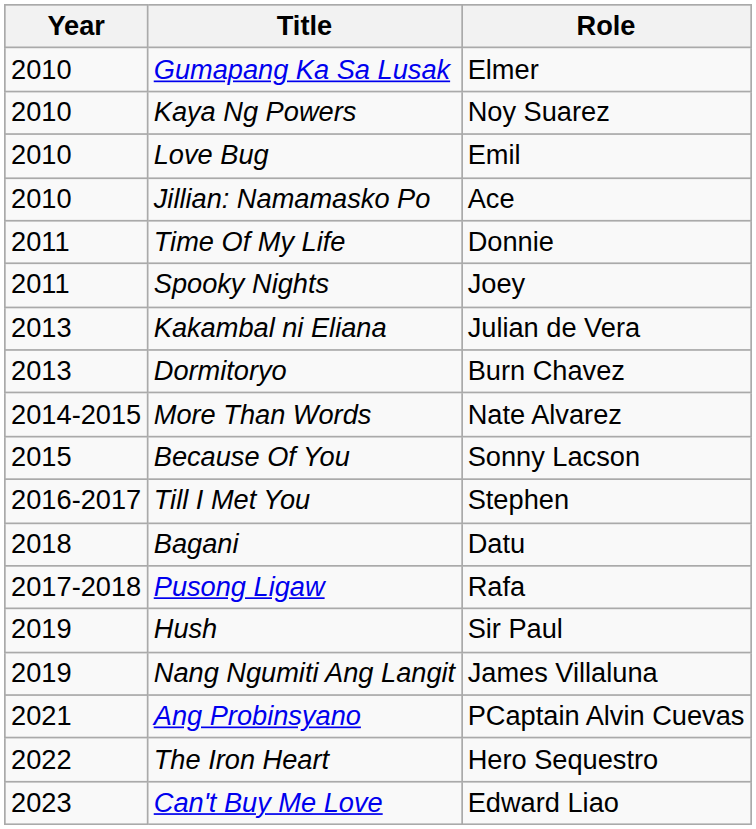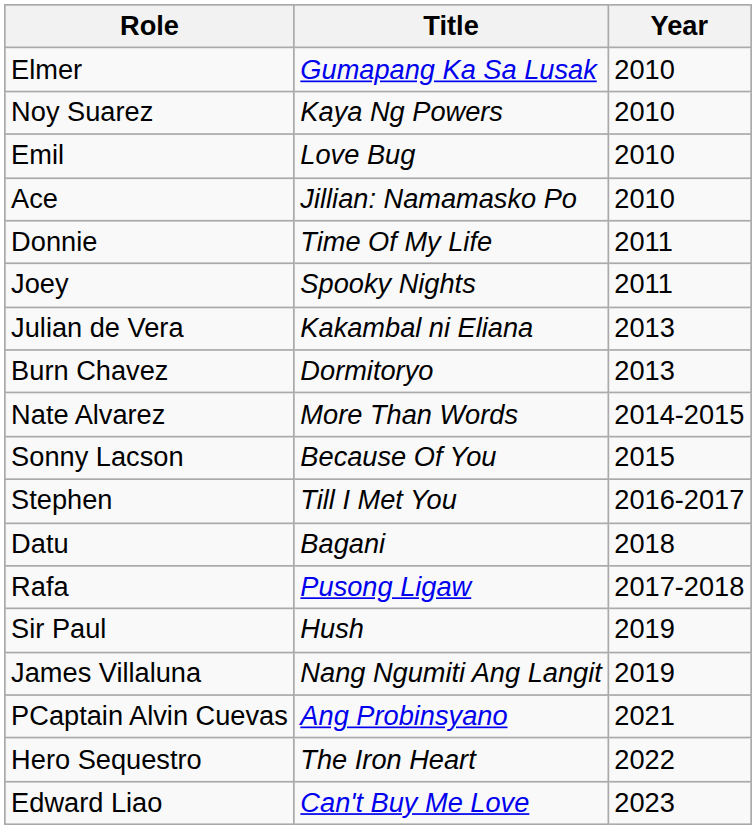columns swapped: (76, 26) <-> (606, 26)
